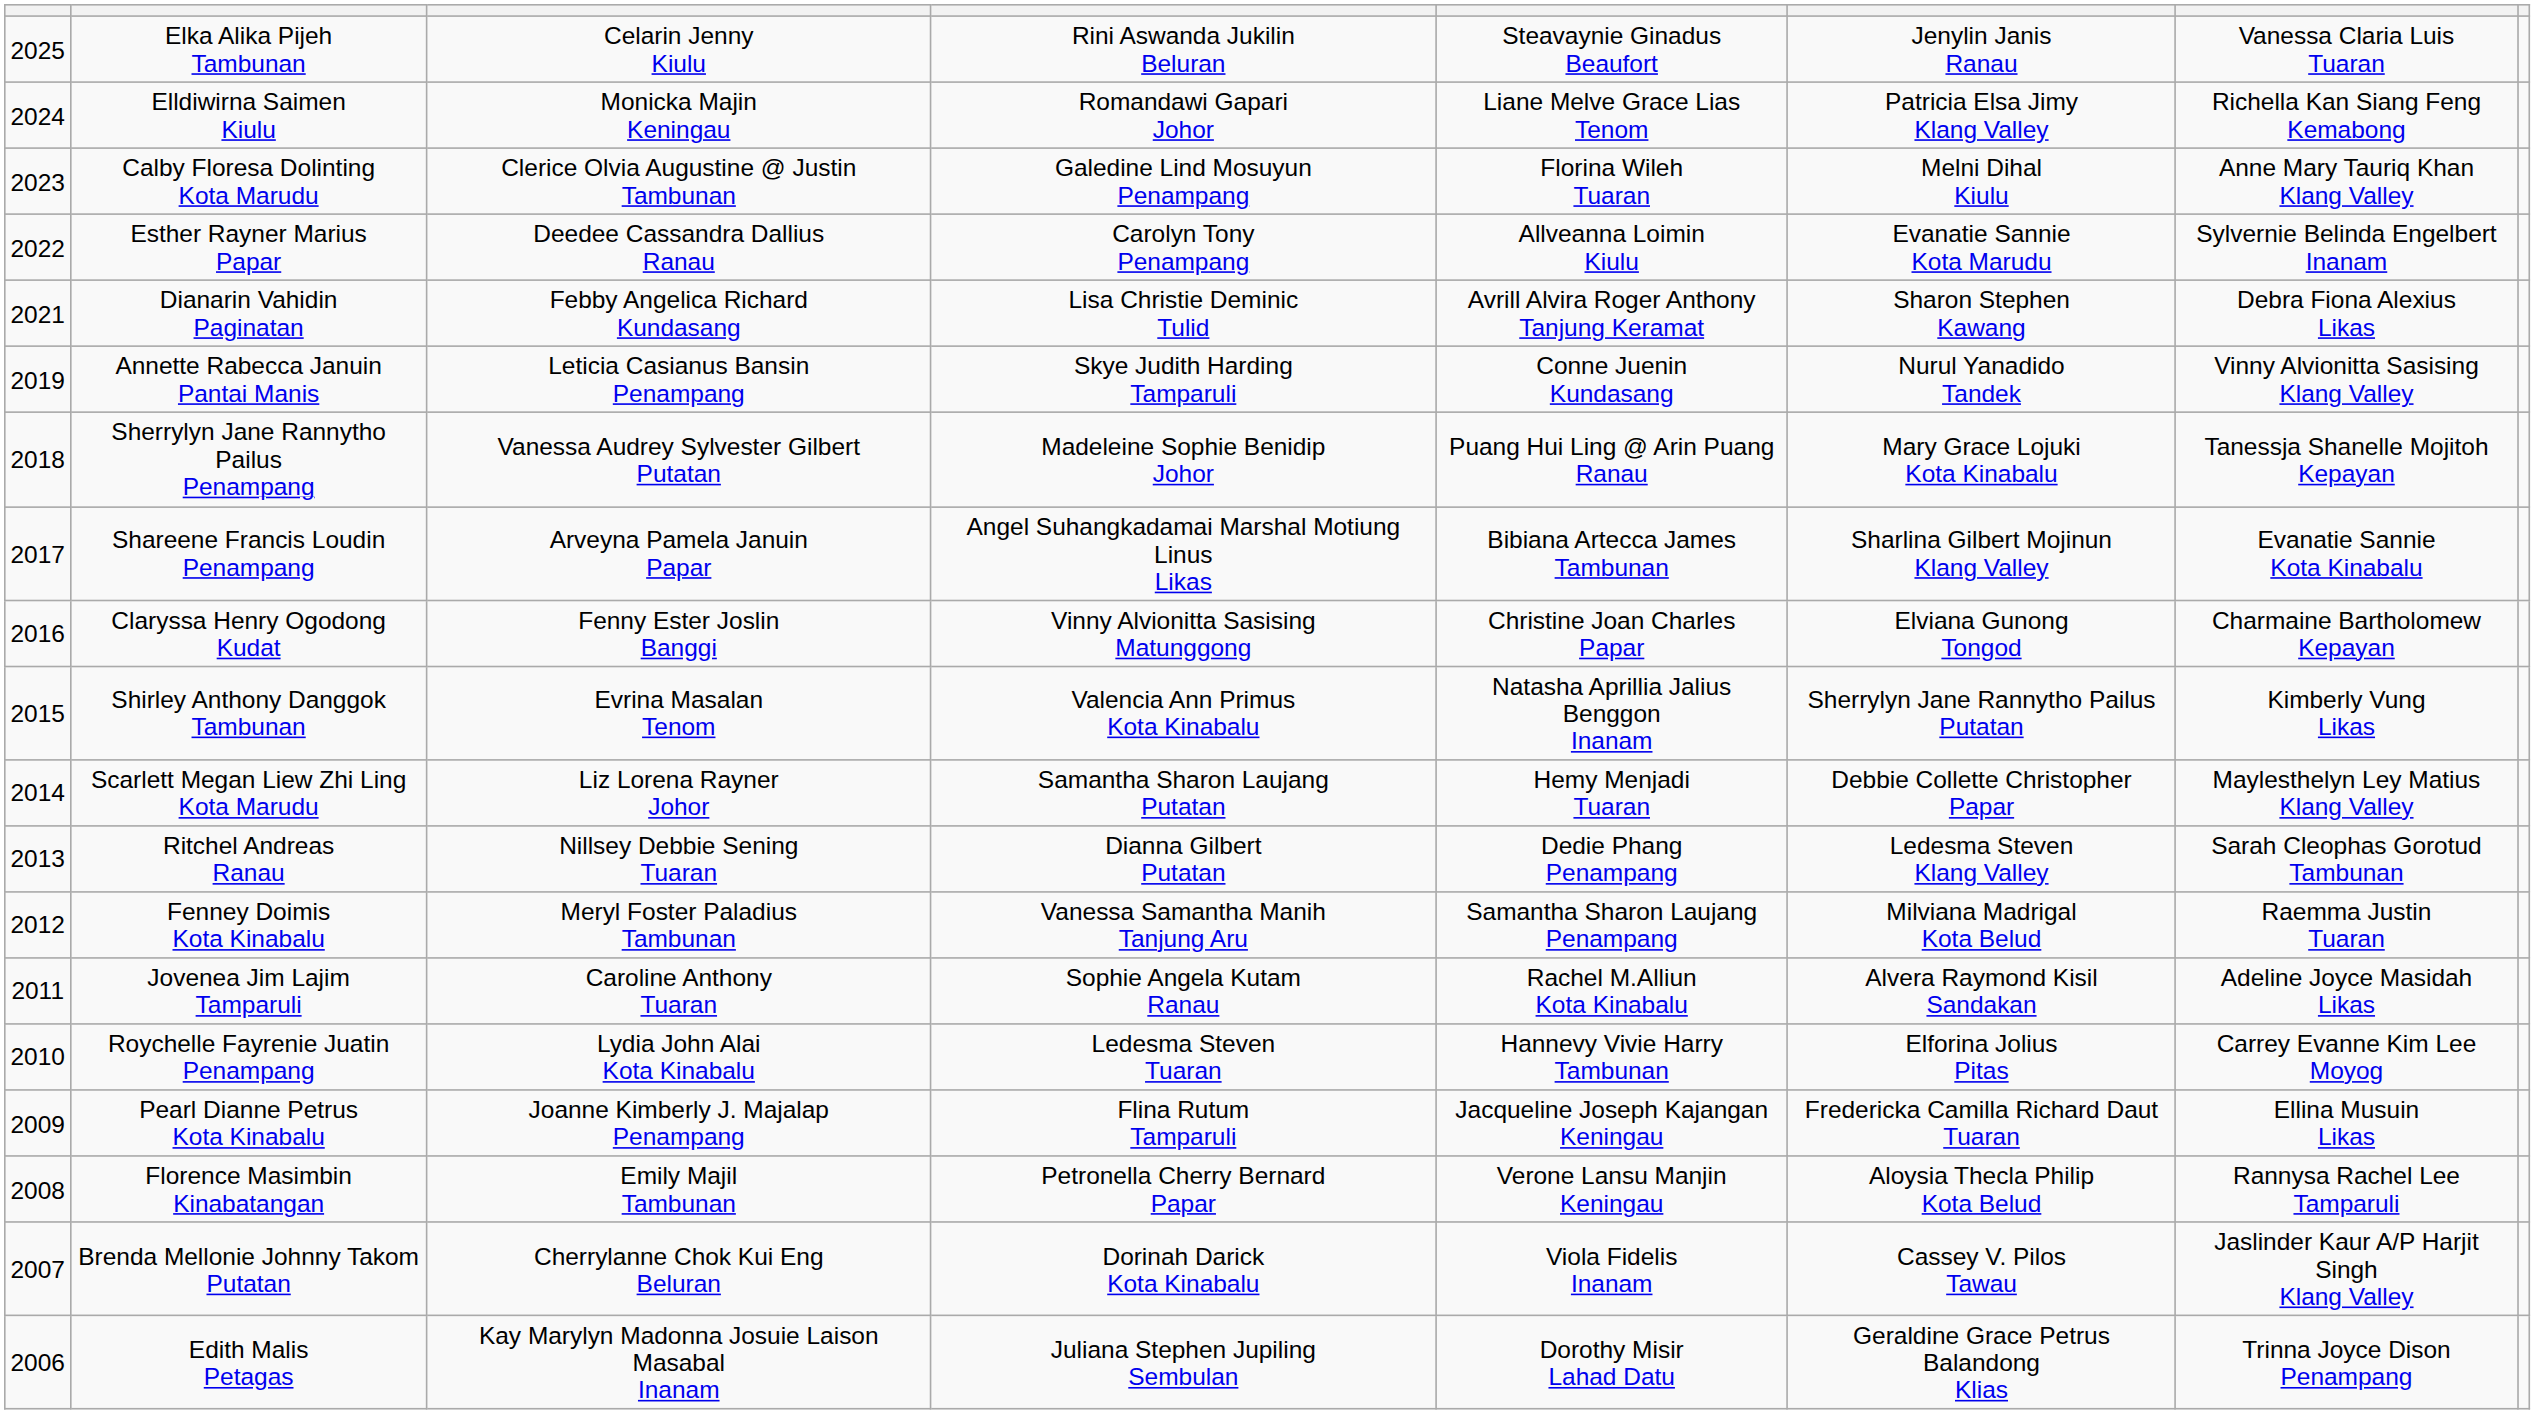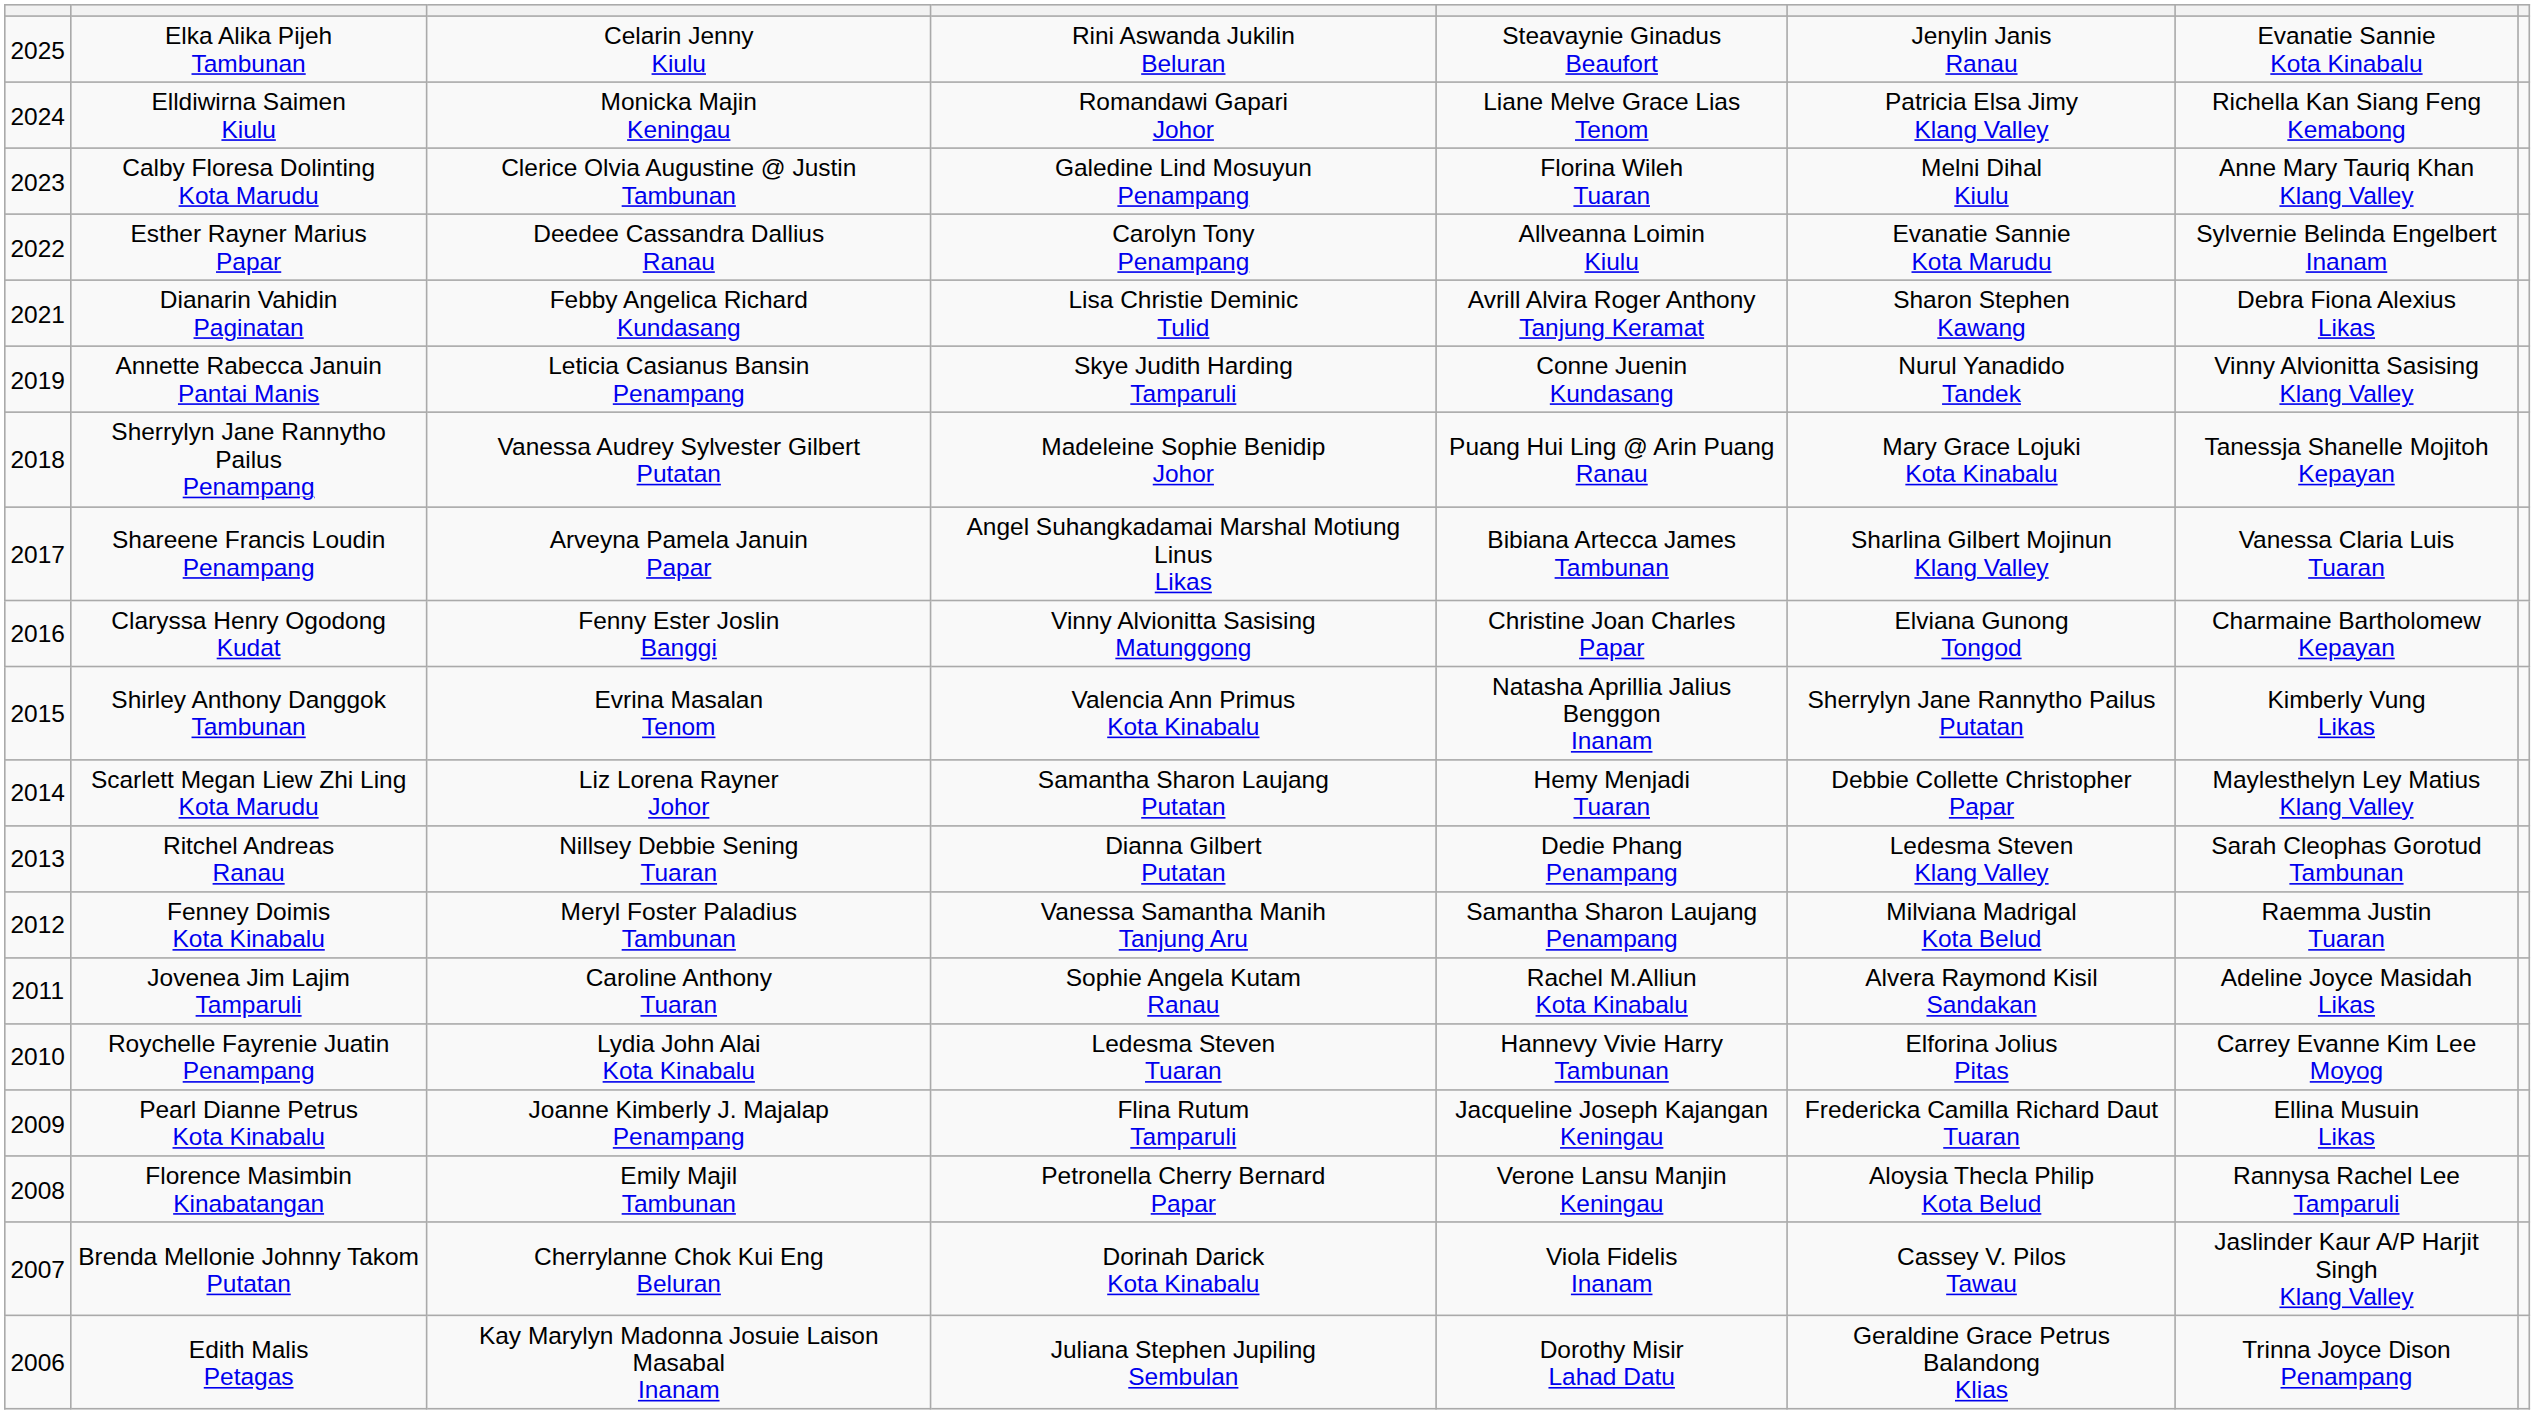(2346, 49) Vanessa Claria Luis Tuaran -> (2346, 49) Evanatie Sannie Kota Kinabalu
(2346, 553) Evanatie Sannie Kota Kinabalu -> (2346, 553) Vanessa Claria Luis Tuaran
